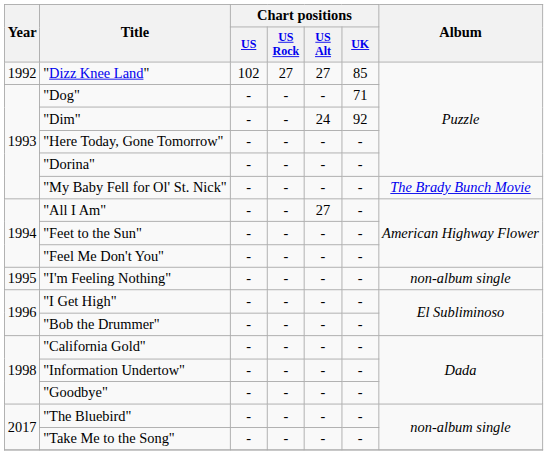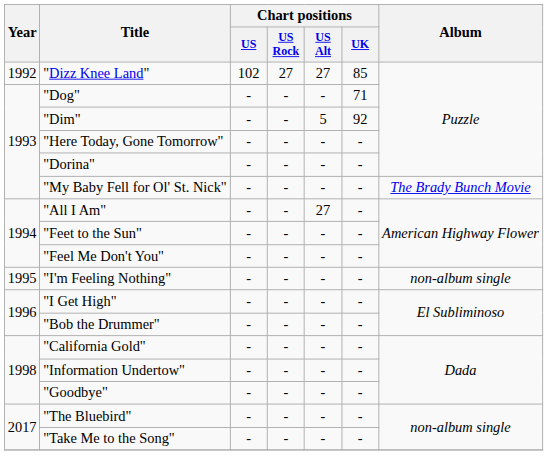(323, 118) 24 -> (323, 118) 5
